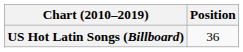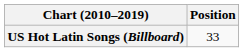(213, 36) 36 -> (213, 36) 33
